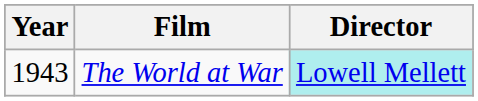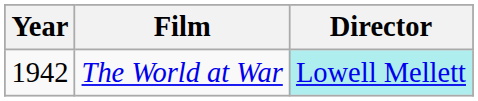(40, 72) 1943 -> (40, 72) 1942
